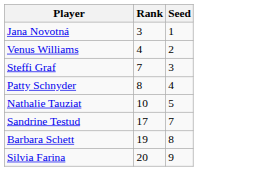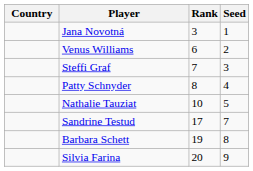+ column: (32, 13)
(139, 49) 4 -> (194, 49) 6
